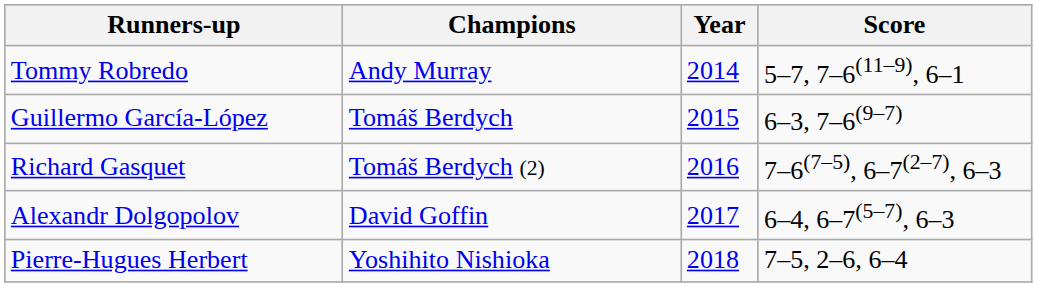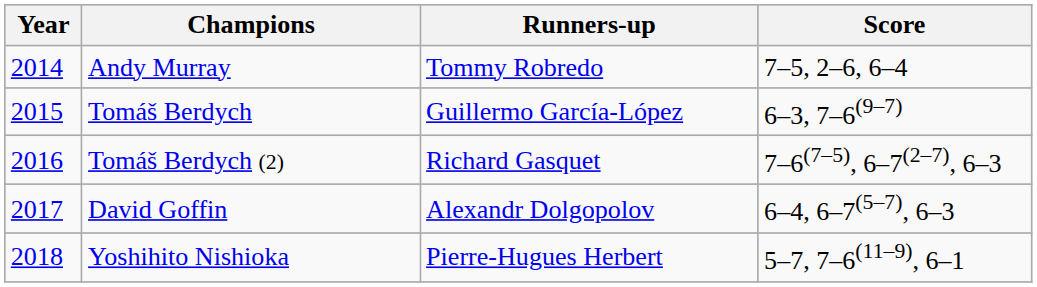columns swapped: (719, 25) <-> (174, 25)
(864, 70) 5–7, 7–6(11–9), 6–1 -> (836, 66) 7–5, 2–6, 6–4
(836, 260) 7–5, 2–6, 6–4 -> (864, 256) 5–7, 7–6(11–9), 6–1
